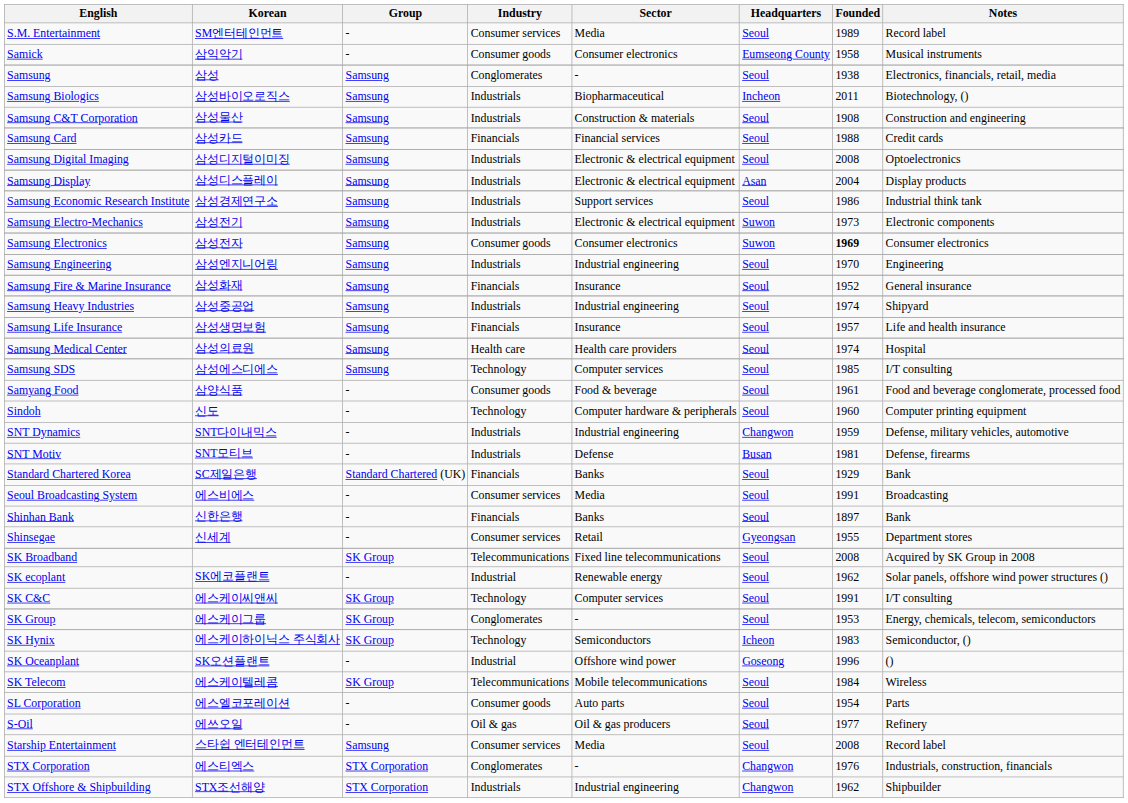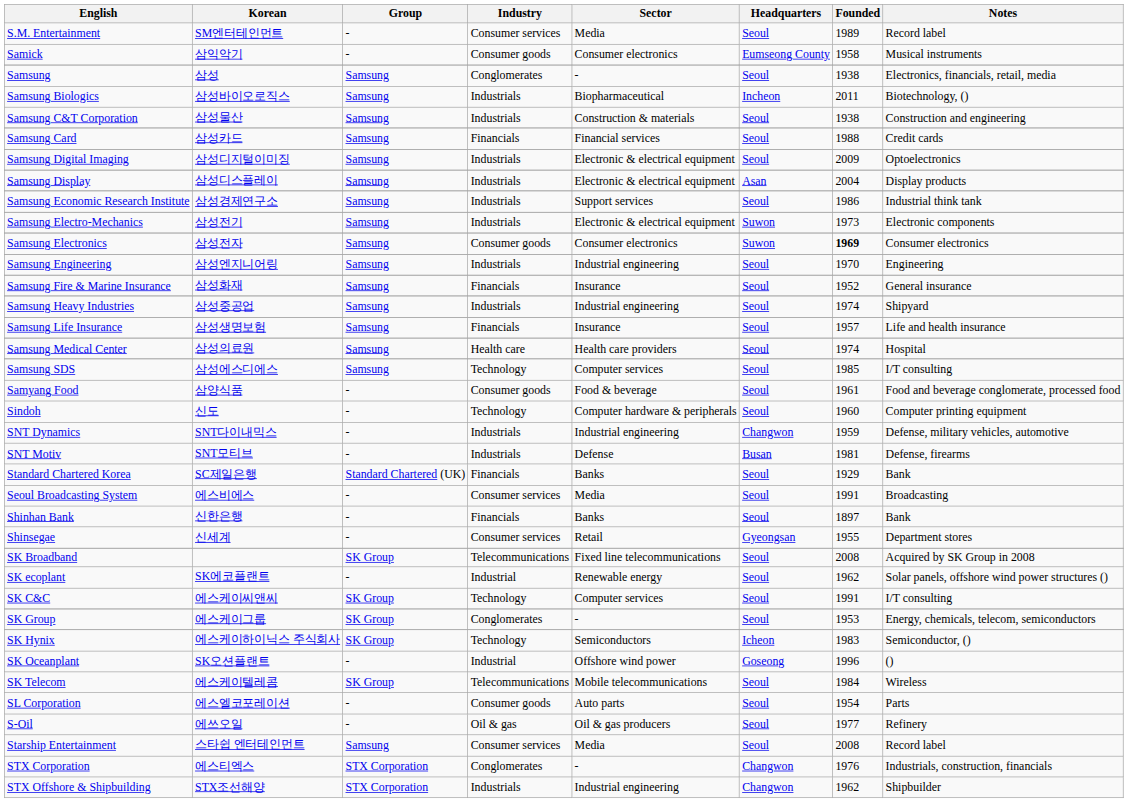(847, 117) 1908 -> (847, 117) 1938
(847, 159) 2008 -> (847, 159) 2009
